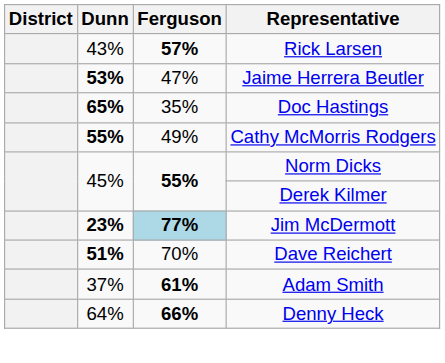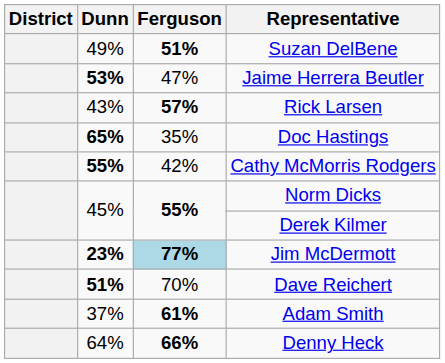+ row: (333, 48)
rows swapped: (333, 48) <-> (333, 78)
(180, 136) 49% -> (180, 166) 42%
